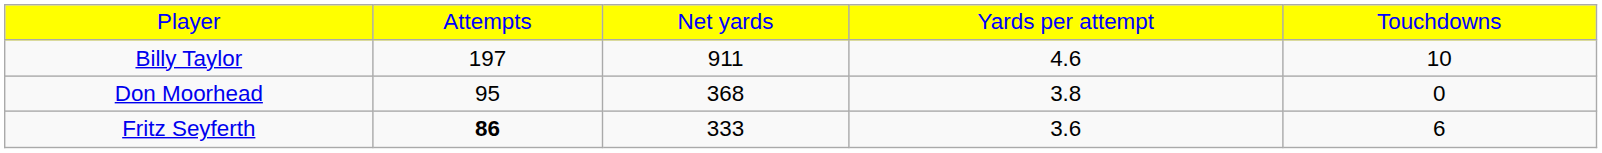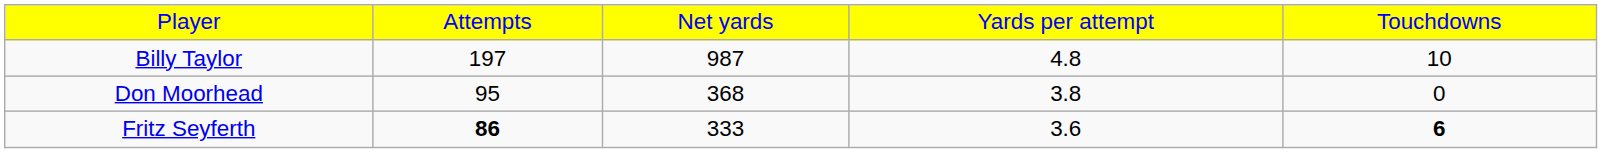(726, 57) 911 -> (726, 57) 987
(1066, 57) 4.6 -> (1066, 57) 4.8
(1439, 128) normal -> (1439, 128) bold
